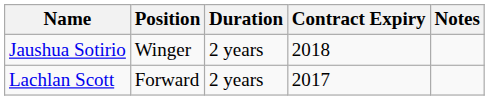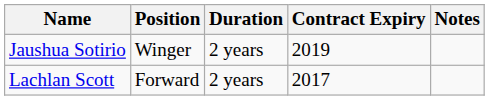(311, 49) 2018 -> (311, 49) 2019
